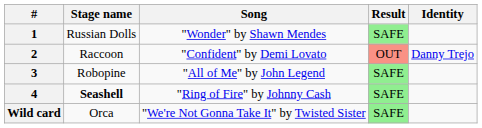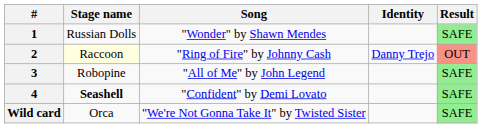columns swapped: (443, 14) <-> (388, 14)
(101, 53) no background -> (101, 53) lightyellow background
(254, 53) "Confident" by Demi Lovato -> (254, 53) "Ring of Fire" by Johnny Cash
(254, 93) "Ring of Fire" by Johnny Cash -> (254, 93) "Confident" by Demi Lovato
